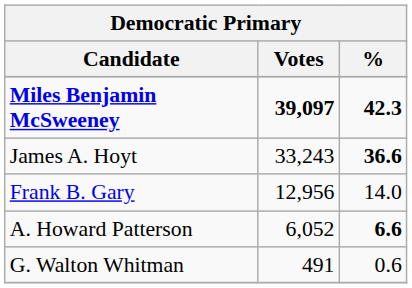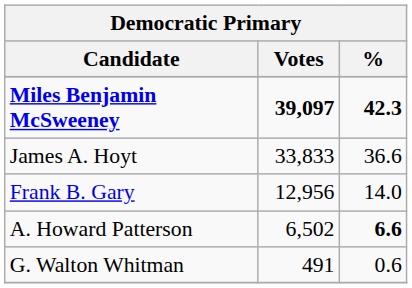(305, 156) 33,243 -> (305, 156) 33,833
(383, 156) bold -> (383, 156) normal
(310, 228) 6,052 -> (310, 228) 6,502
